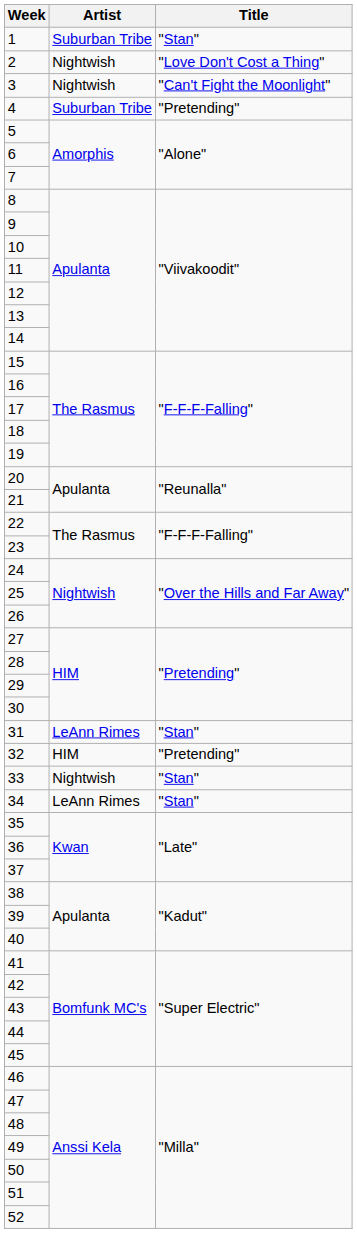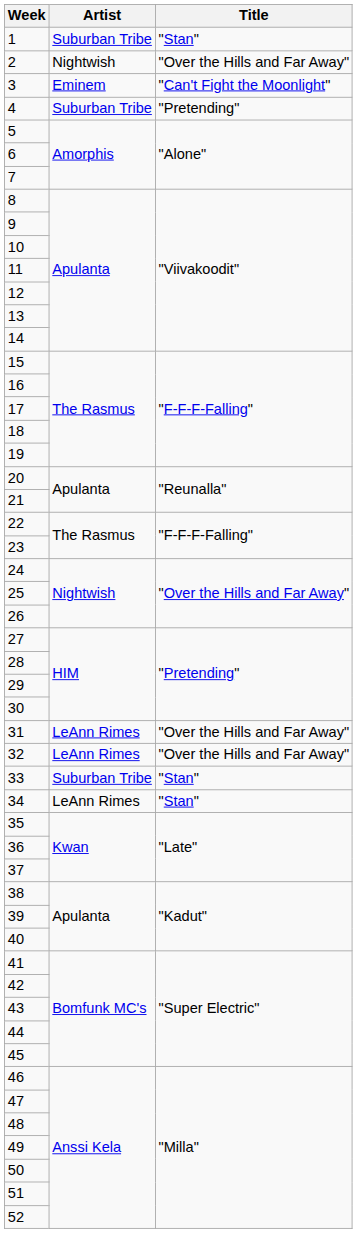(241, 62) "Love Don't Cost a Thing" -> (254, 62) "Over the Hills and Far Away"
(84, 85) Nightwish -> (79, 85) Eminem
(179, 731) "Stan" -> (254, 731) "Over the Hills and Far Away"
(66, 754) HIM -> (96, 754) LeAnn Rimes
(199, 754) "Pretending" -> (254, 754) "Over the Hills and Far Away"
(84, 778) Nightwish -> (102, 778) Suburban Tribe
